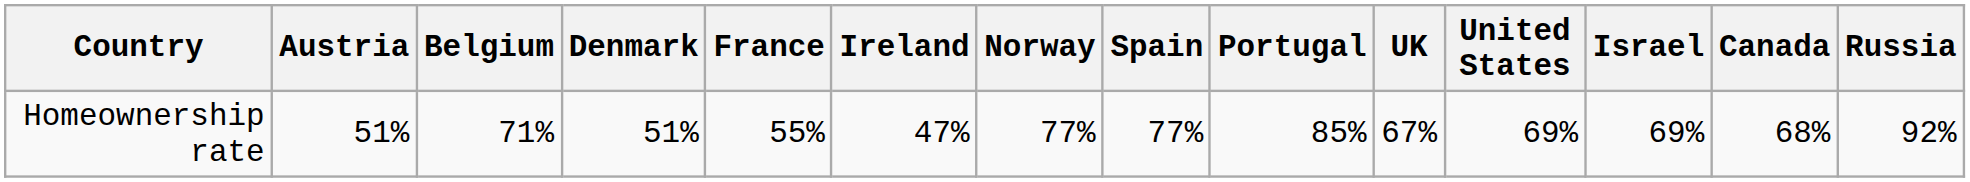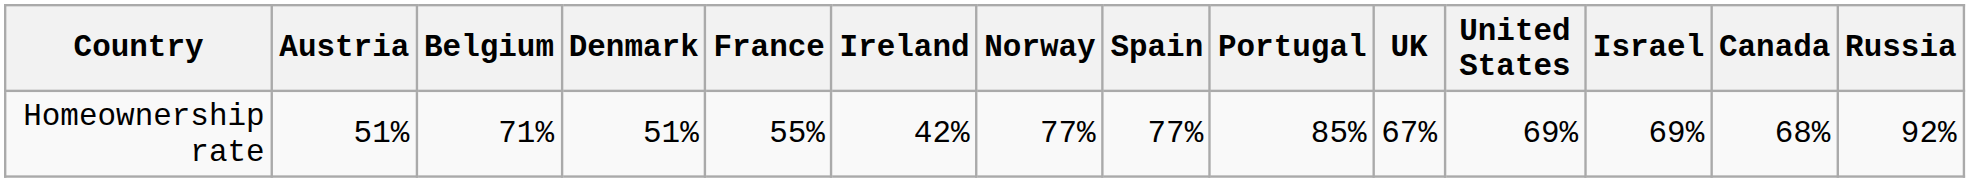(942, 134) 47% -> (942, 134) 42%
